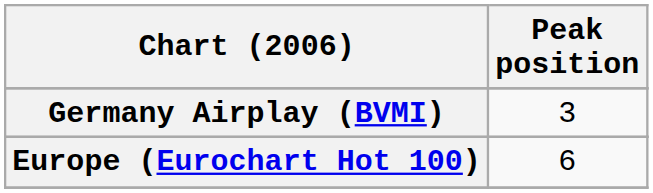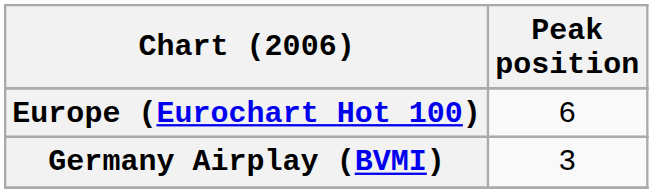rows swapped: (247, 162) <-> (247, 113)
